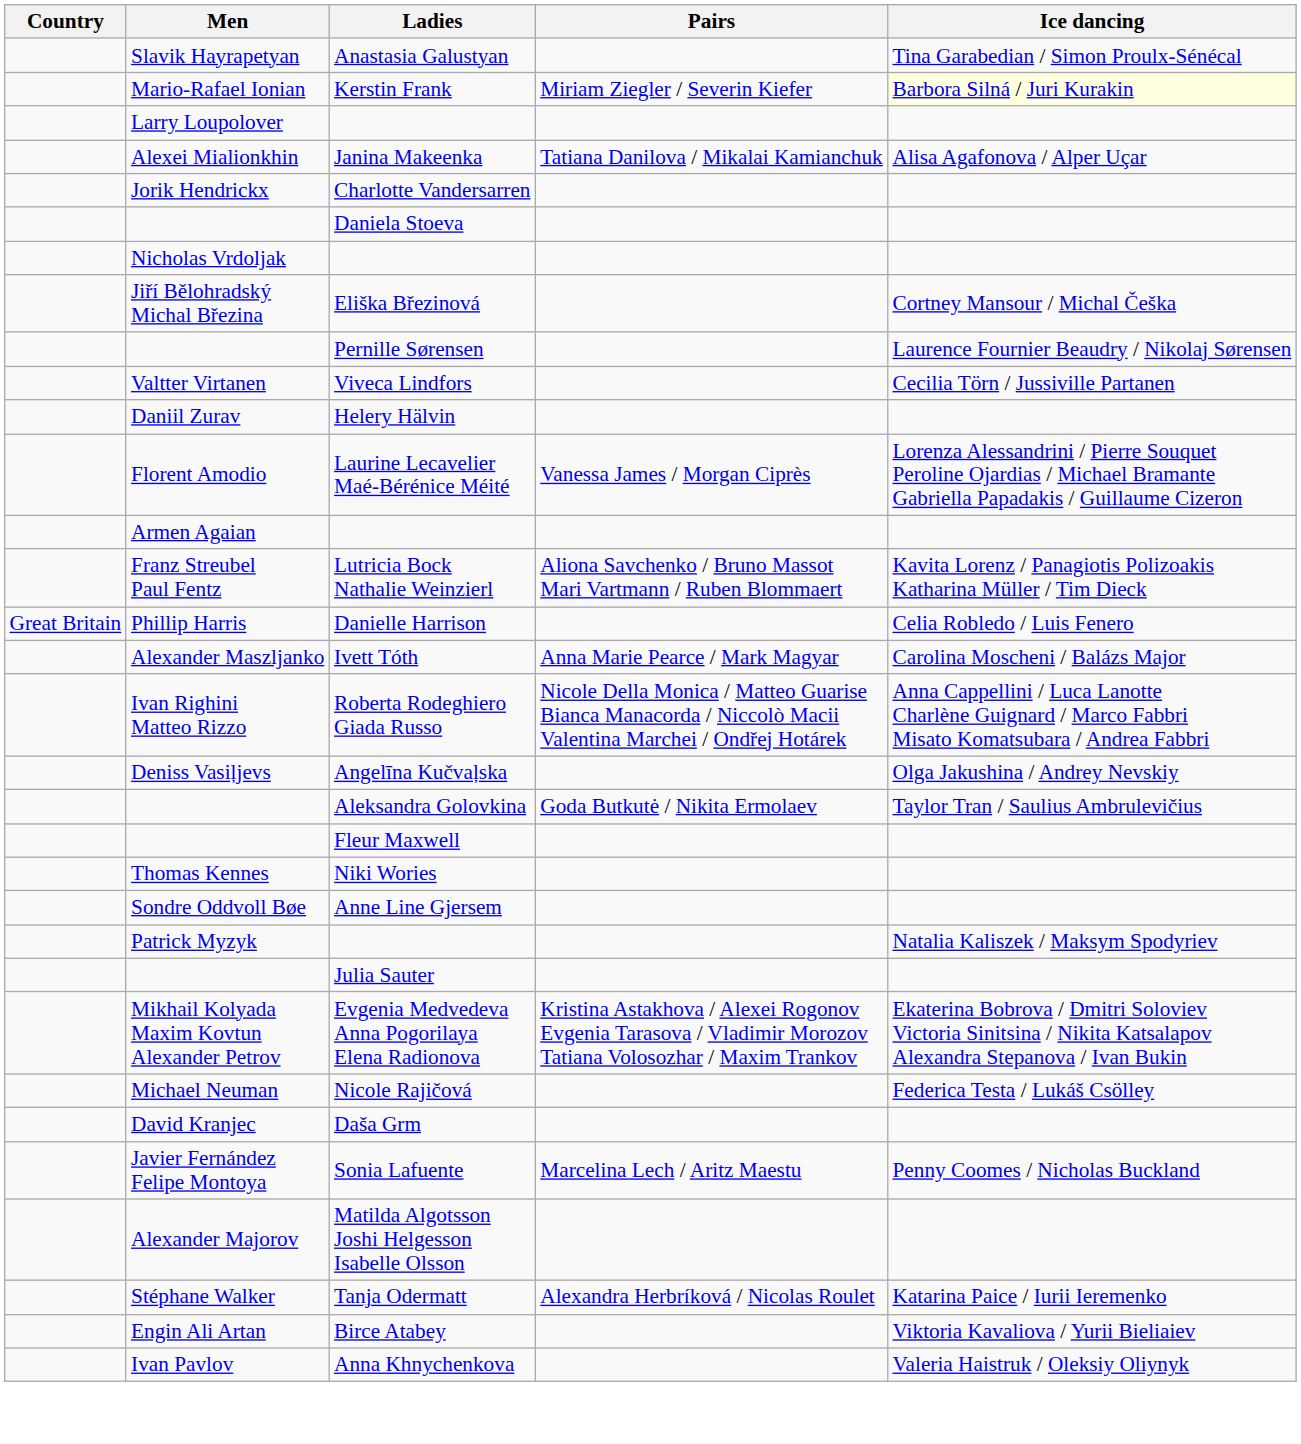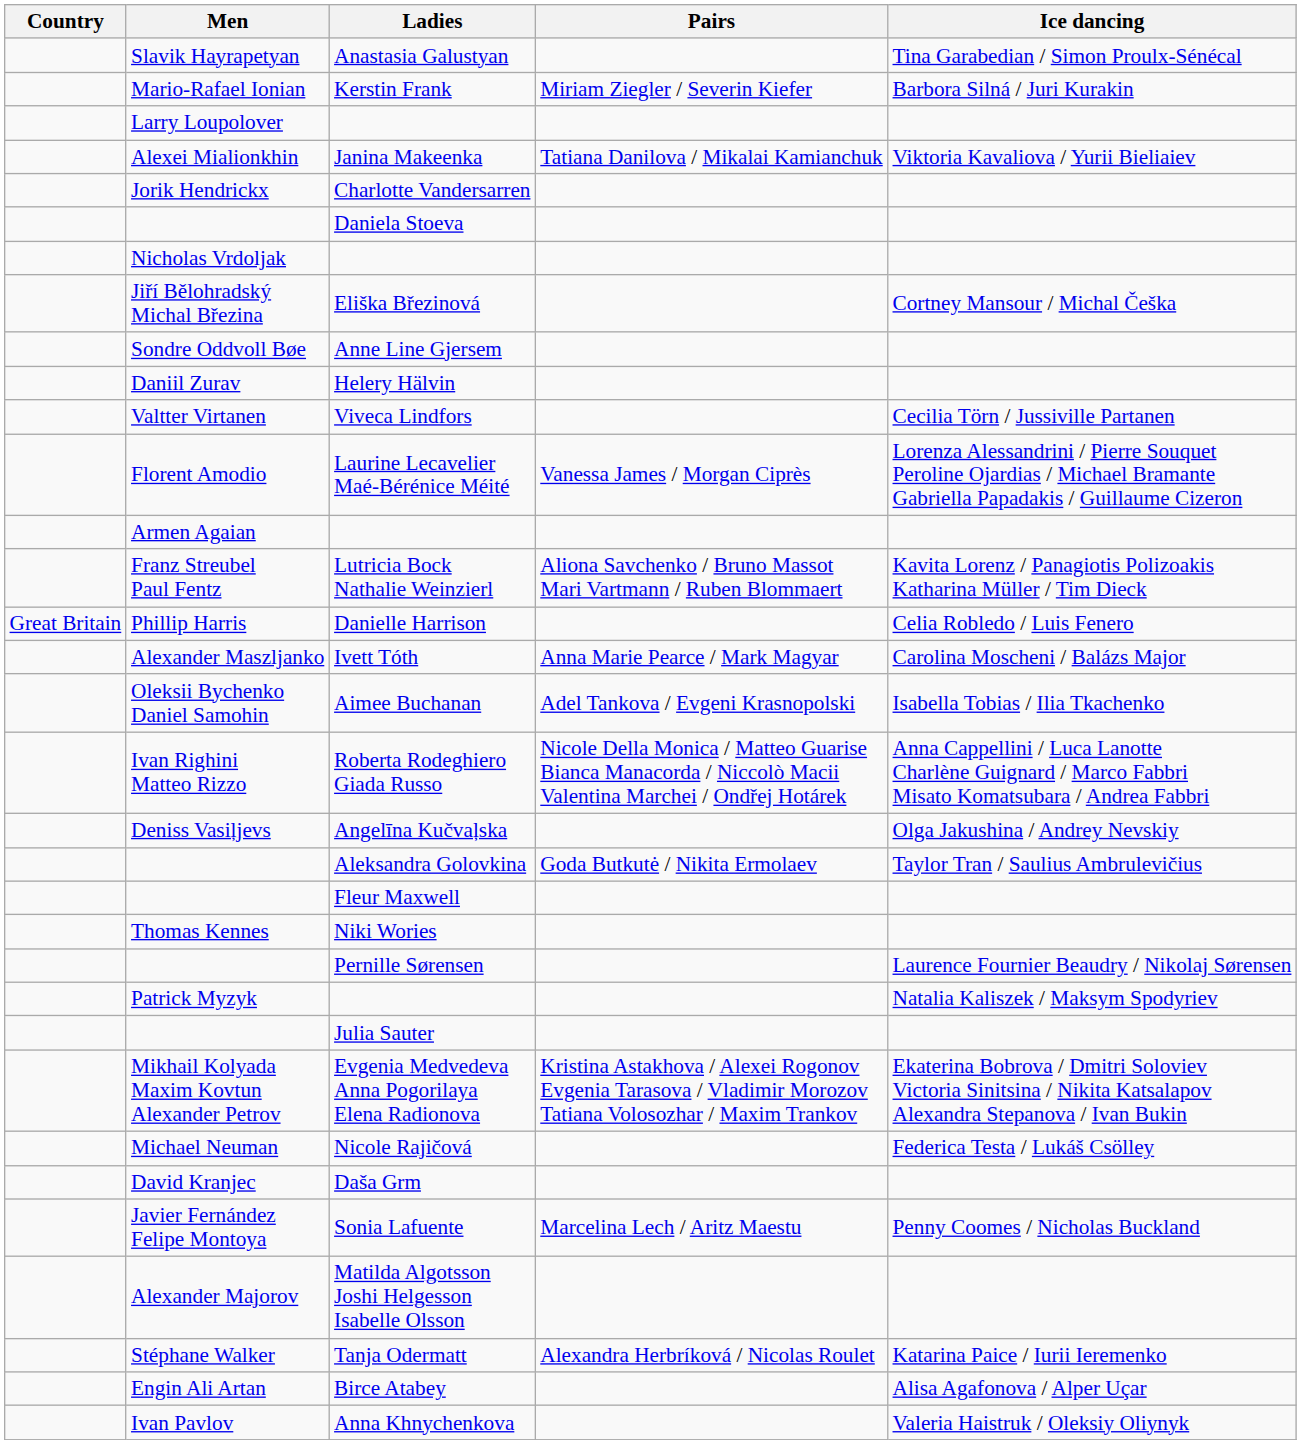(1013, 88) lightyellow background -> (1013, 88) no background
(1020, 156) Alisa Agafonova / Alper Uçar -> (1044, 156) Viktoria Kavaliova / Yurii Bieliaiev
rows swapped: (228, 349) <-> (219, 907)
rows swapped: (186, 416) <-> (198, 382)
+ row: (208, 702)
(1044, 1330) Viktoria Kavaliova / Yurii Bieliaiev -> (1020, 1388) Alisa Agafonova / Alper Uçar
